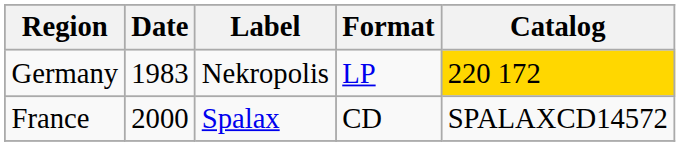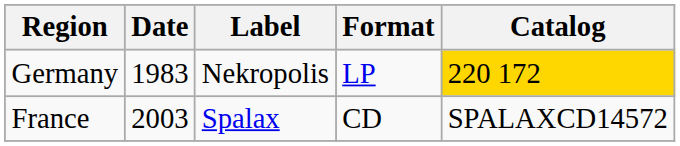(160, 118) 2000 -> (160, 118) 2003
